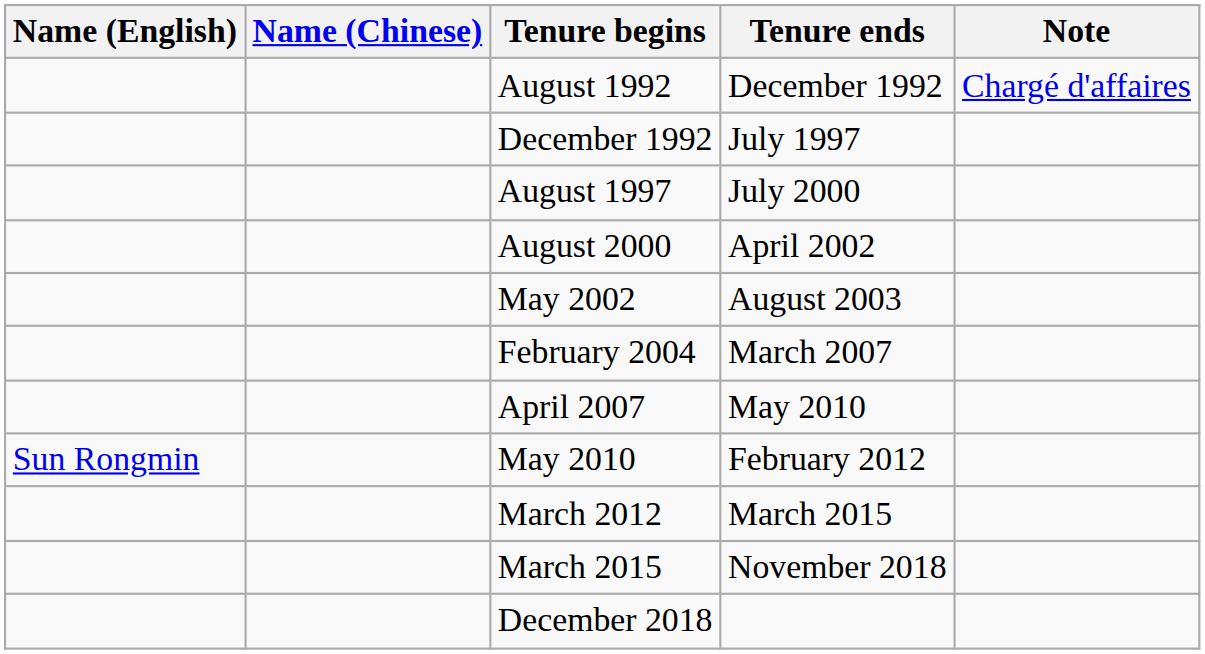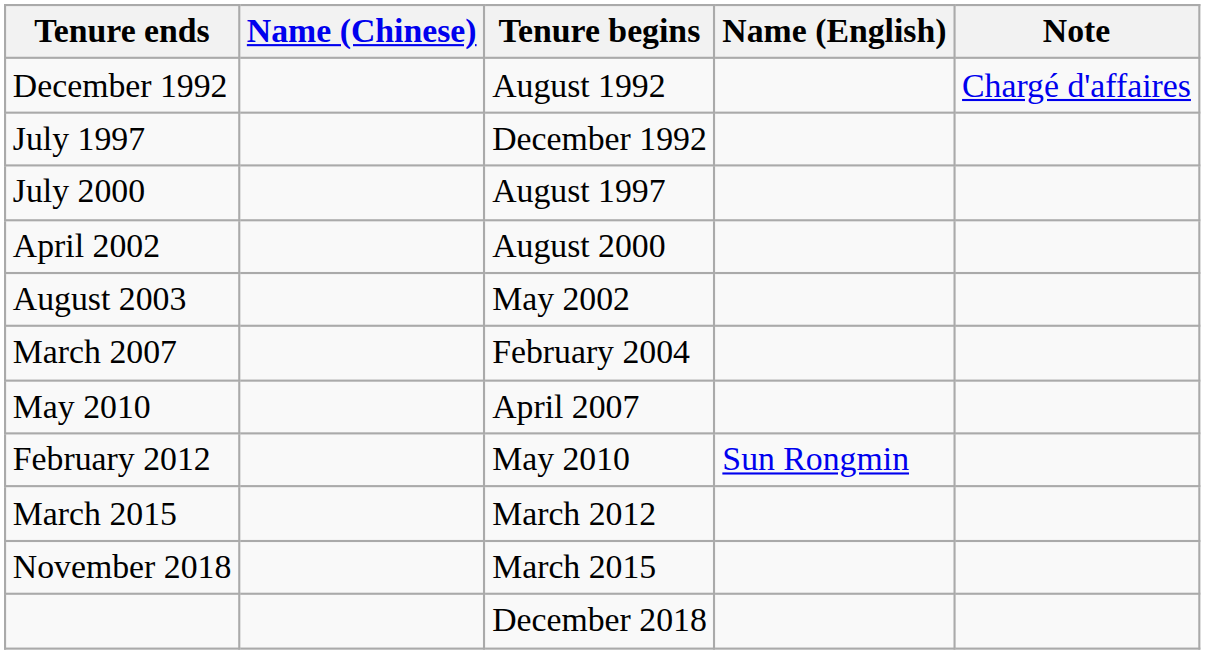columns swapped: (125, 31) <-> (837, 31)
